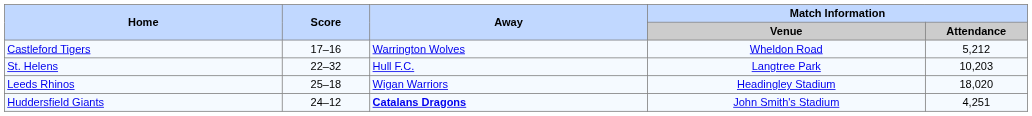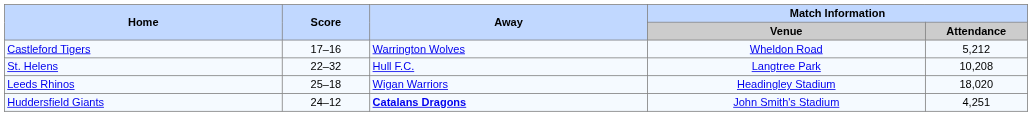(976, 67) 10,203 -> (976, 67) 10,208
